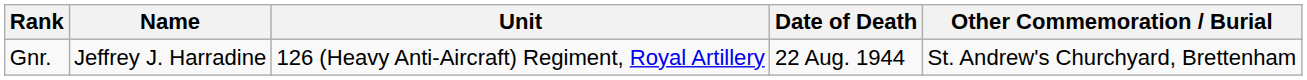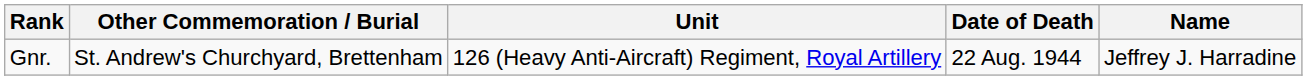columns swapped: (170, 22) <-> (1112, 22)
